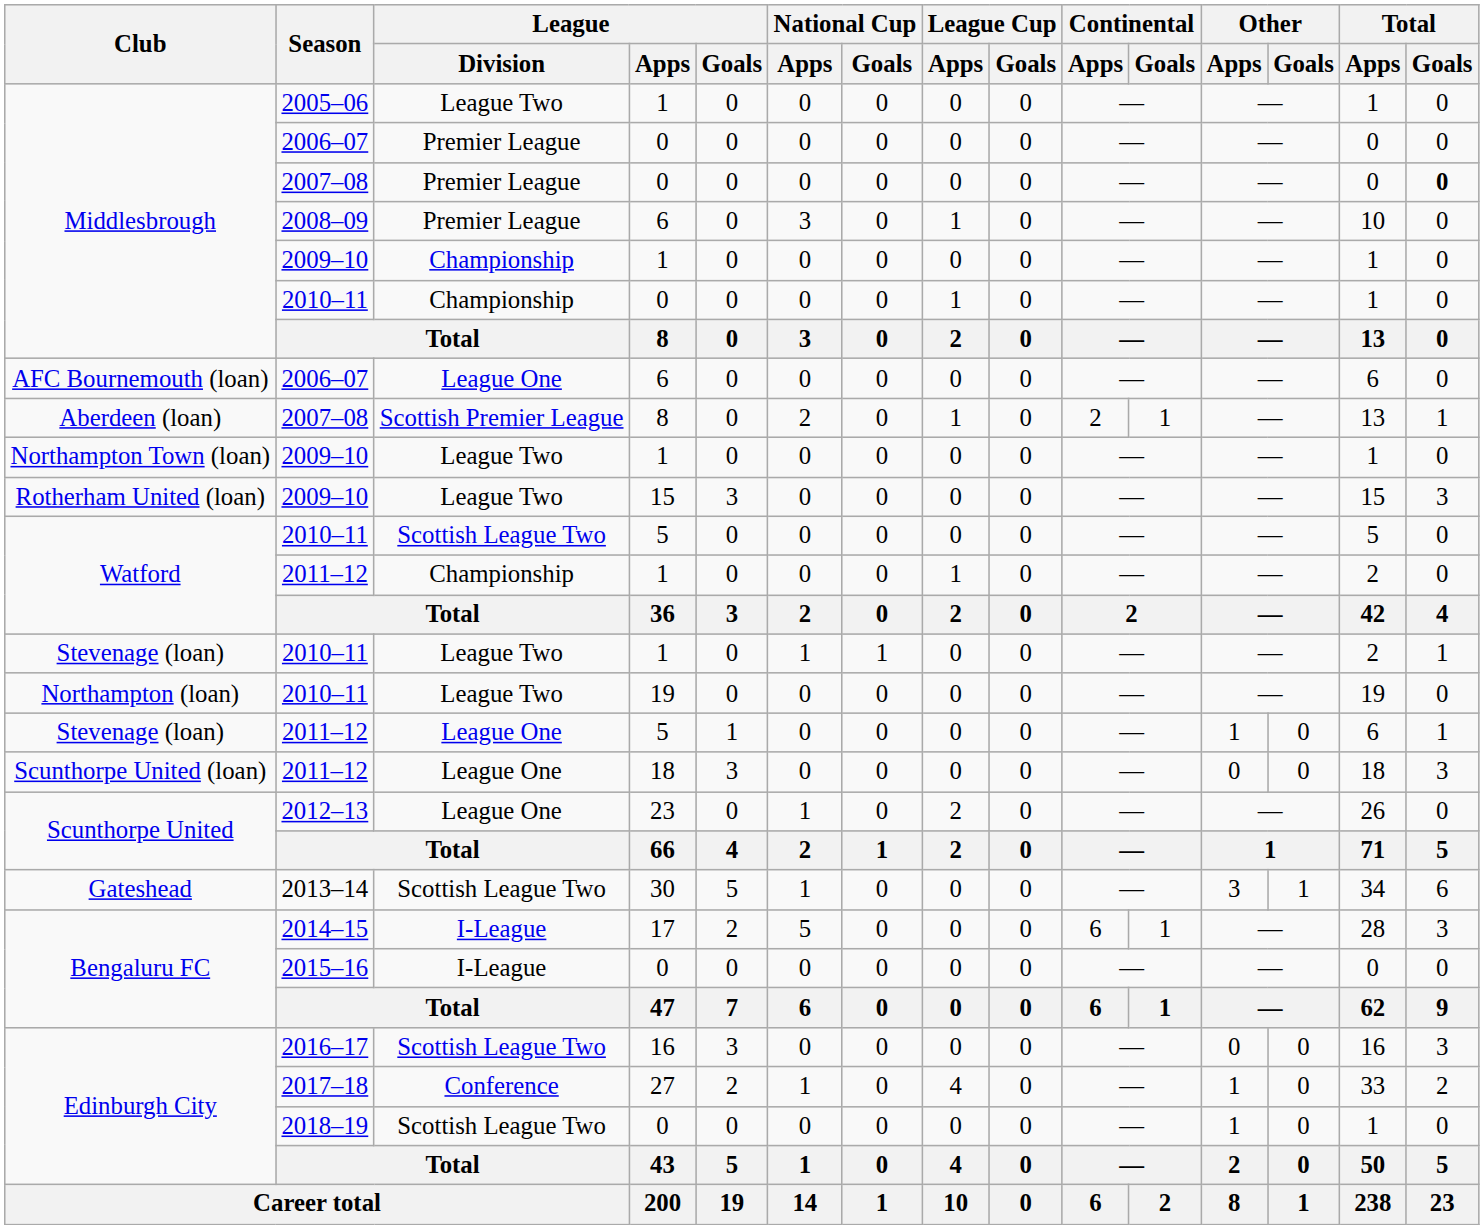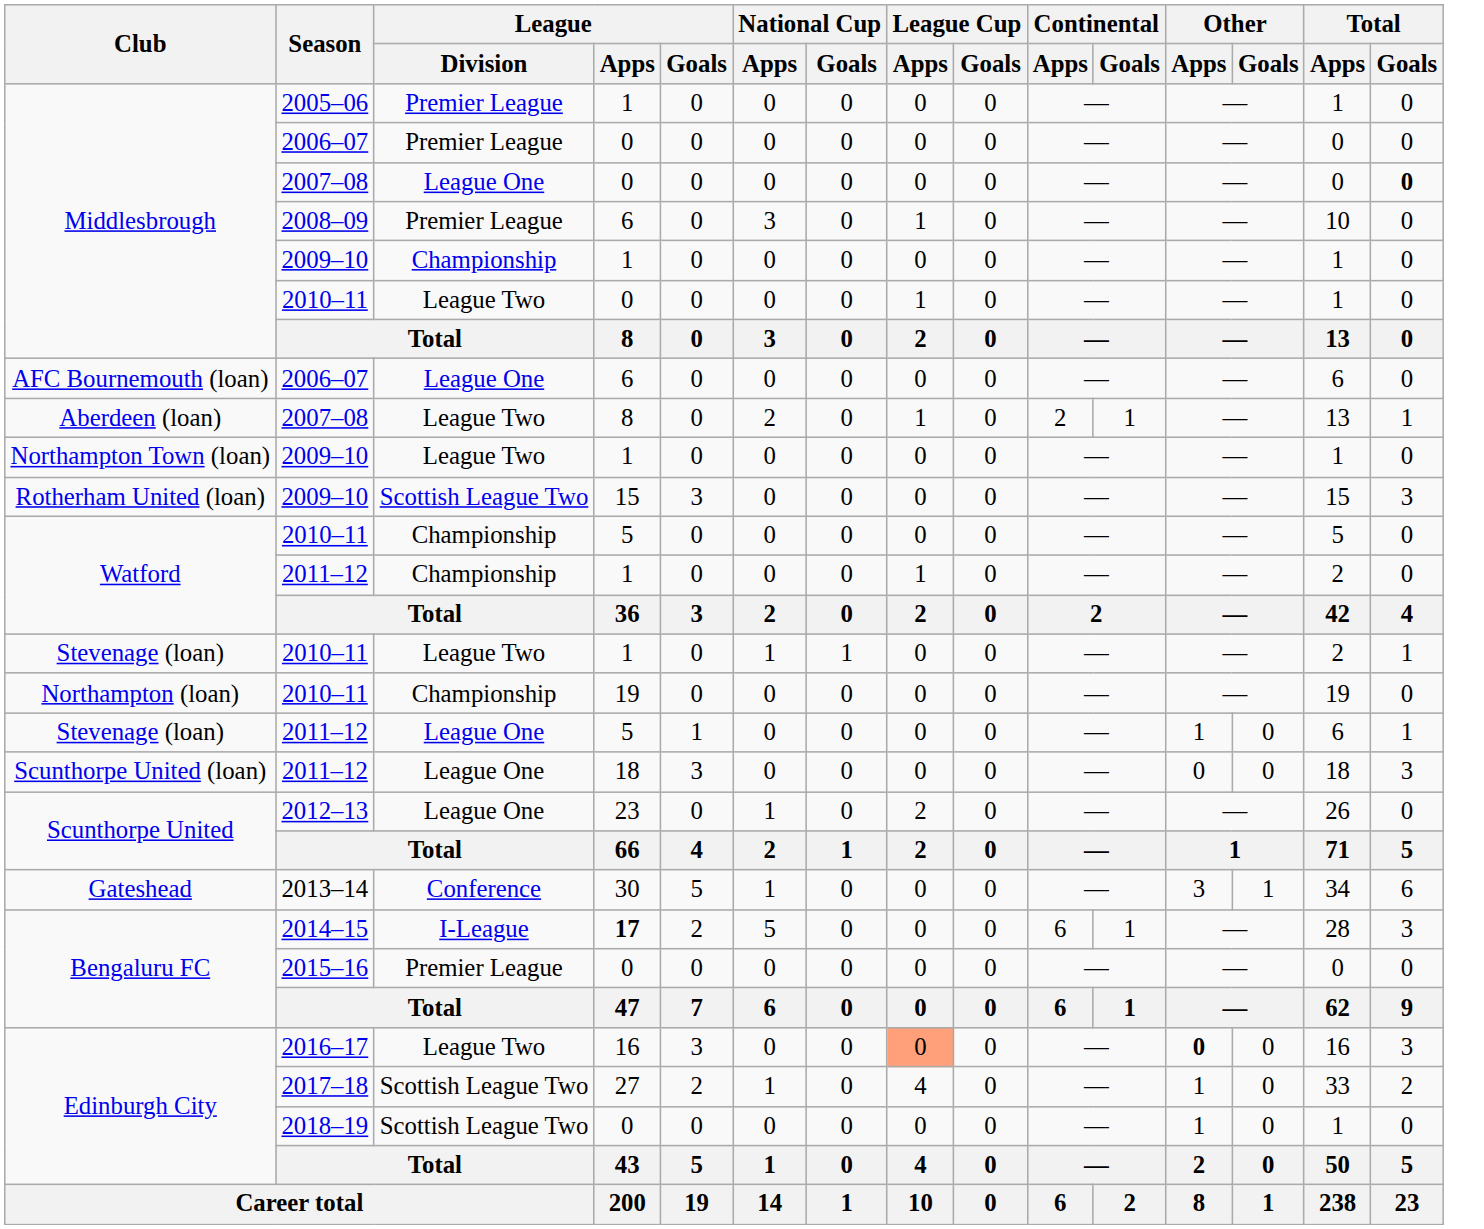(502, 102) League Two -> (484, 102) Premier League
(502, 181) Premier League -> (484, 181) League One
(502, 299) Championship -> (484, 299) League Two
(502, 417) Scottish Premier League -> (484, 417) League Two
(502, 496) League Two -> (484, 496) Scottish League Two
(502, 535) Scottish League Two -> (484, 535) Championship
(502, 692) League Two -> (484, 692) Championship
(502, 889) Scottish League Two -> (484, 889) Conference
(663, 928) normal -> (627, 928) bold
(502, 968) I-League -> (484, 968) Premier League
(502, 1046) Scottish League Two -> (484, 1046) League Two
(956, 1046) no background -> (920, 1046) lightsalmon background
(1234, 1046) normal -> (1199, 1046) bold
(502, 1086) Conference -> (484, 1086) Scottish League Two
